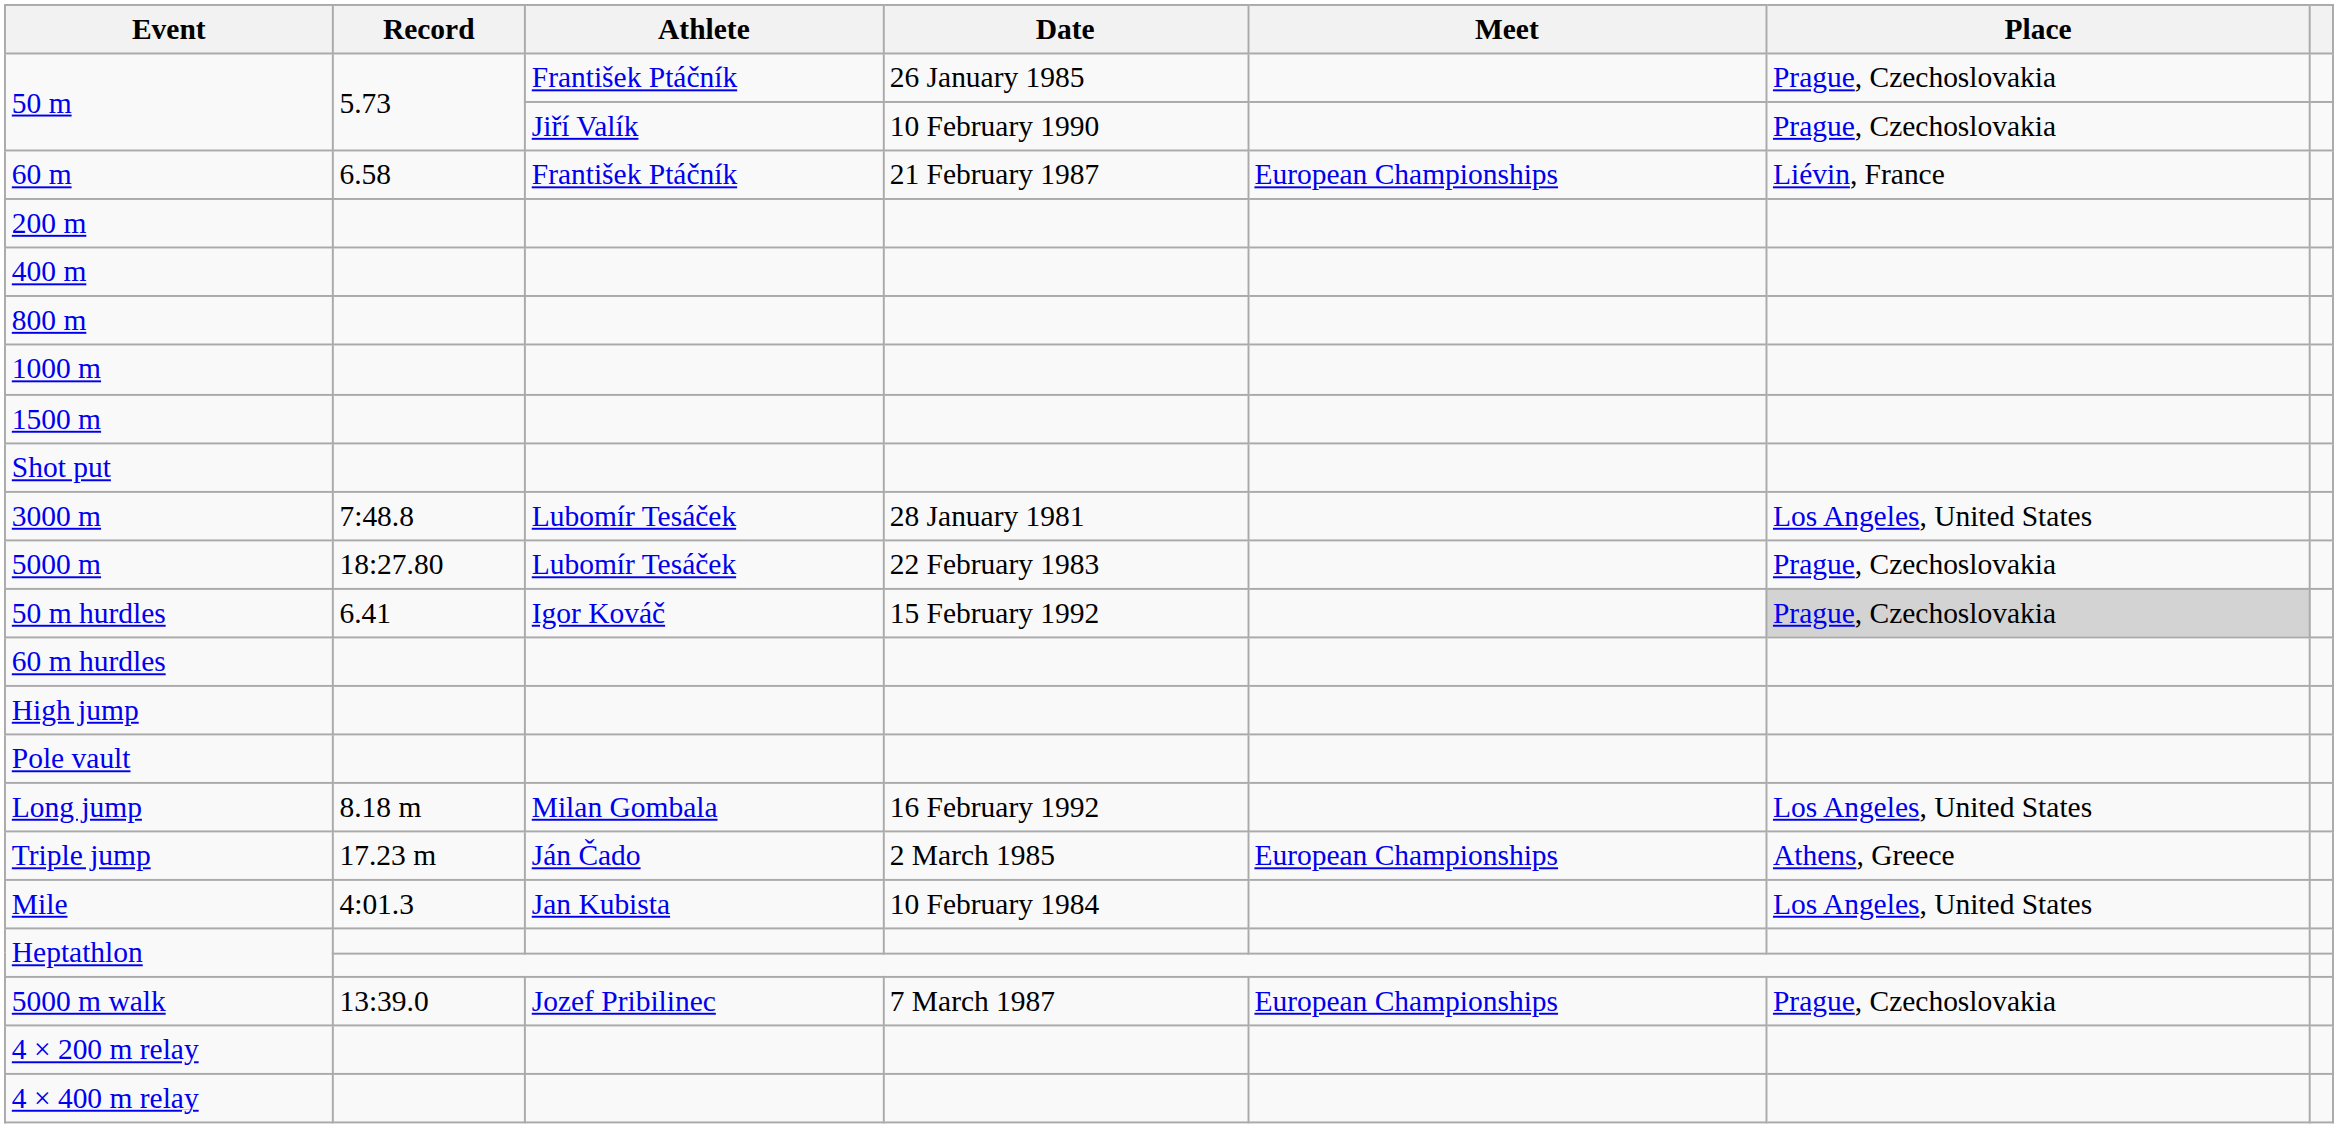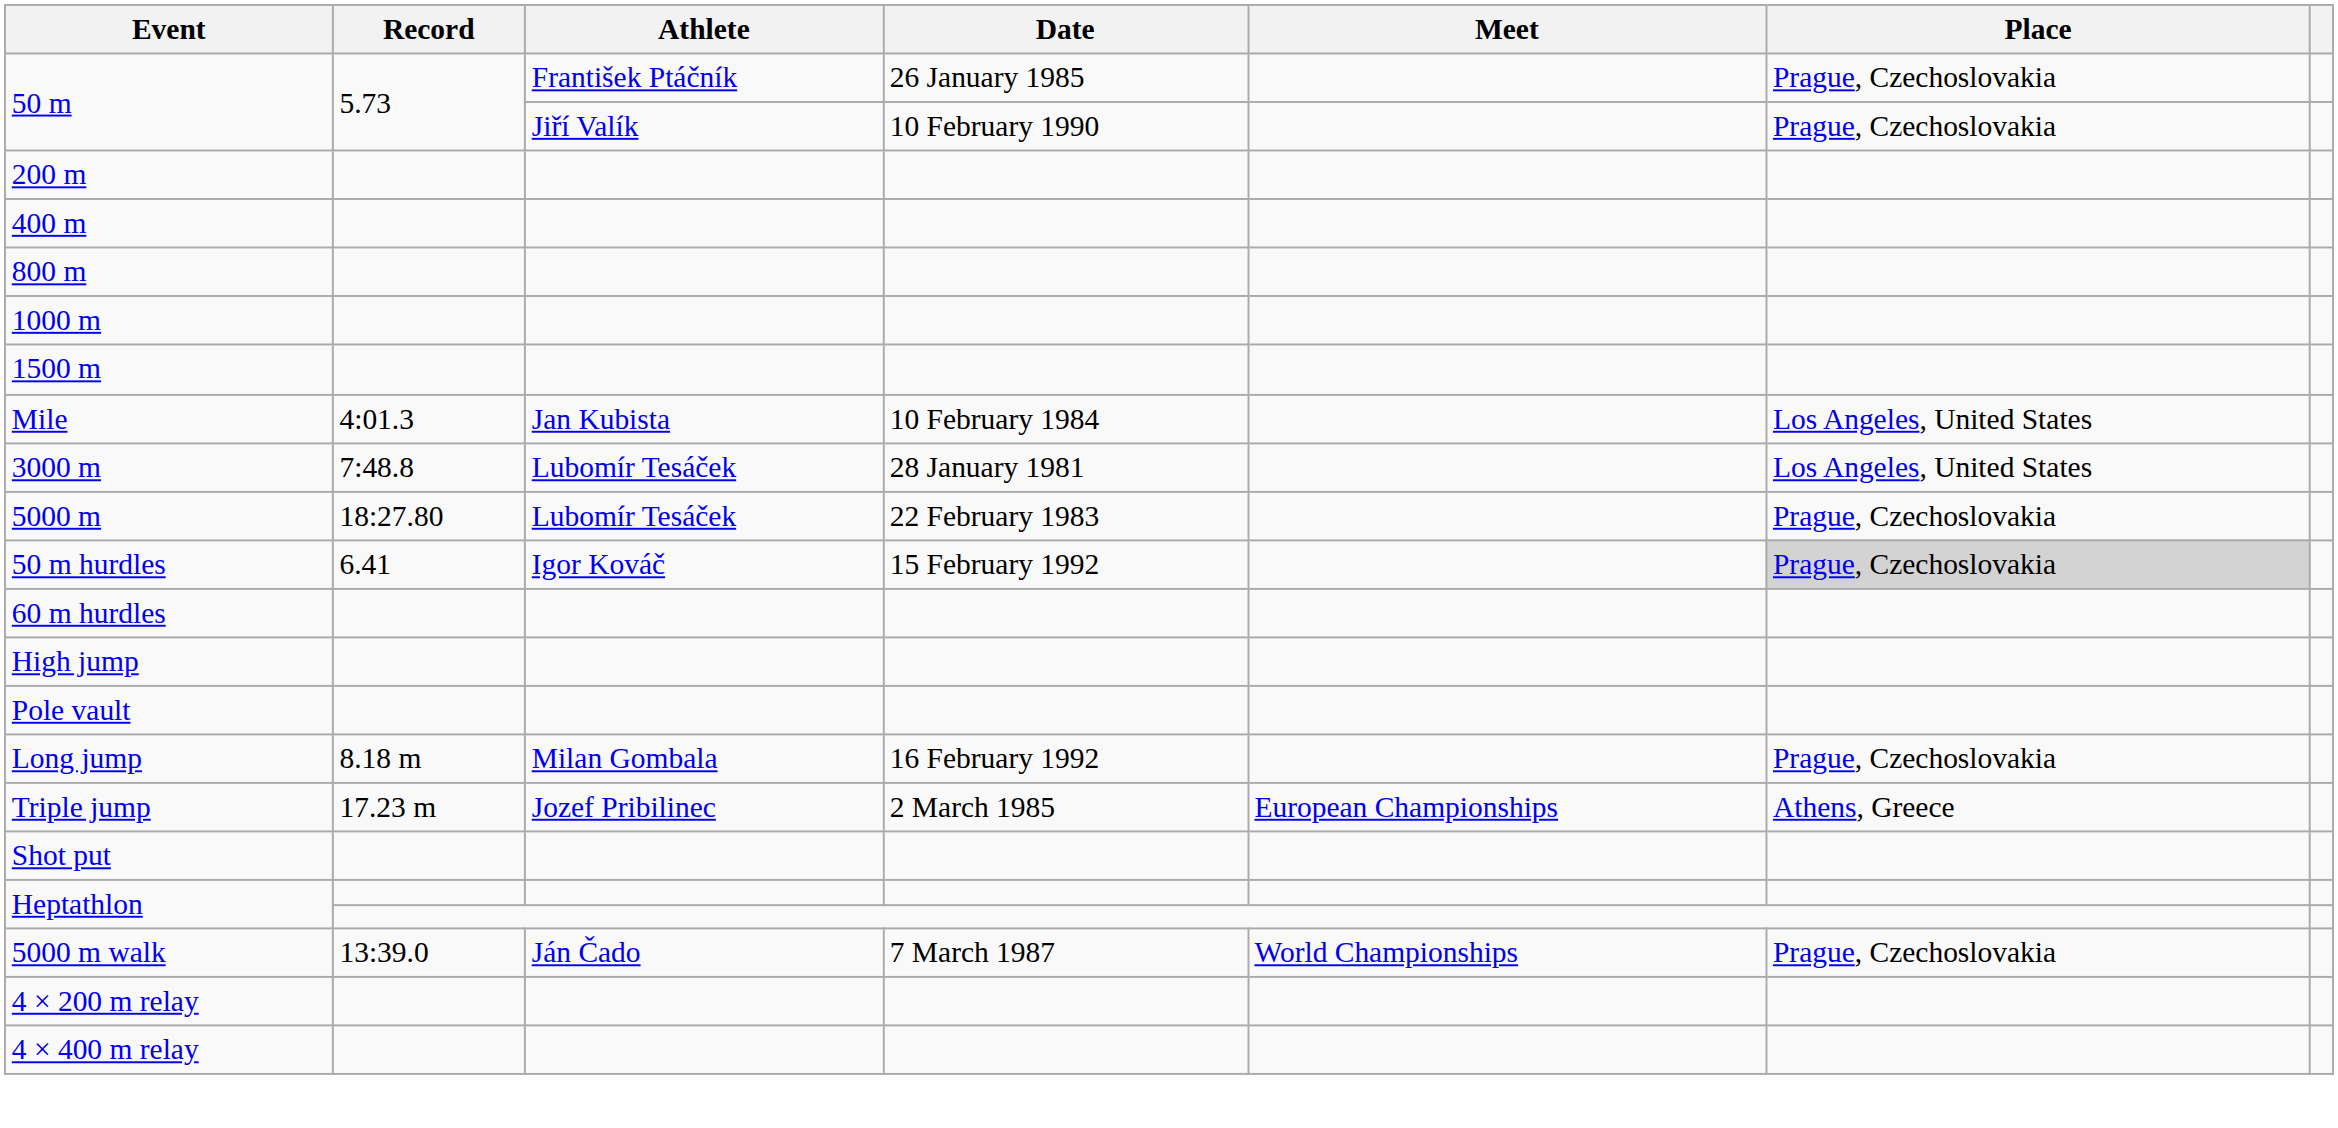- row: (42, 174)
rows swapped: (40, 904) <-> (61, 466)
(1933, 806) Los Angeles, United States -> (1915, 758) Prague, Czechoslovakia
(586, 855) Ján Čado -> (624, 806) Jozef Pribilinec
(624, 1001) Jozef Pribilinec -> (586, 952) Ján Čado
(1406, 1001) European Championships -> (1386, 952) World Championships
